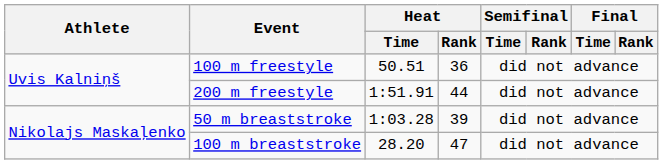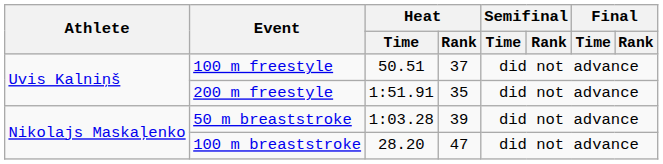(459, 67) 36 -> (459, 67) 37
(459, 93) 44 -> (459, 93) 35
